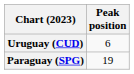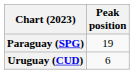rows swapped: (45, 60) <-> (45, 43)
